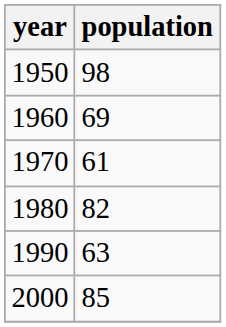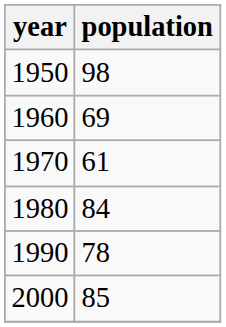(96, 207) 82 -> (96, 207) 84
(96, 252) 63 -> (96, 252) 78
